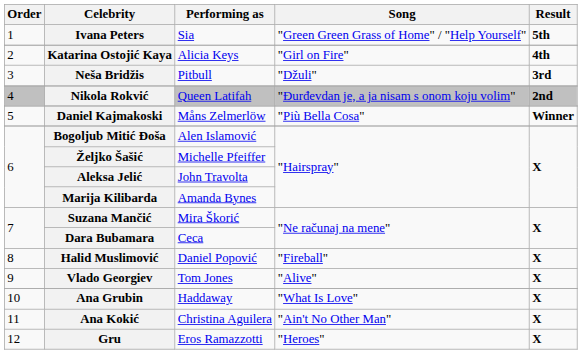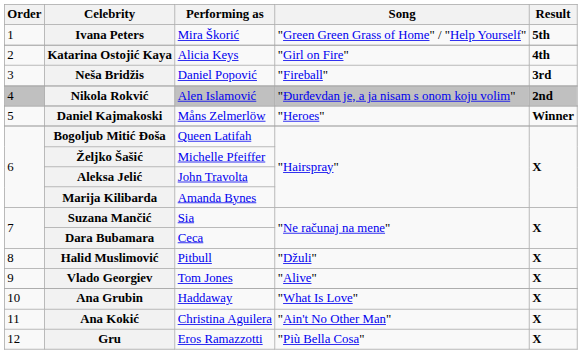(186, 34) Sia -> (208, 34) Mira Škorić
(195, 75) Pitbull -> (217, 75) Daniel Popović
(297, 75) "Džuli" -> (303, 75) "Fireball"
(214, 95) Queen Latifah -> (217, 95) Alen Islamović
(321, 116) "Più Bella Cosa" -> (301, 116) "Heroes"
(217, 136) Alen Islamović -> (214, 136) Queen Latifah
(208, 217) Mira Škorić -> (186, 217) Sia
(217, 258) Daniel Popović -> (195, 258) Pitbull
(303, 258) "Fireball" -> (297, 258) "Džuli"
(301, 339) "Heroes" -> (321, 339) "Più Bella Cosa"
